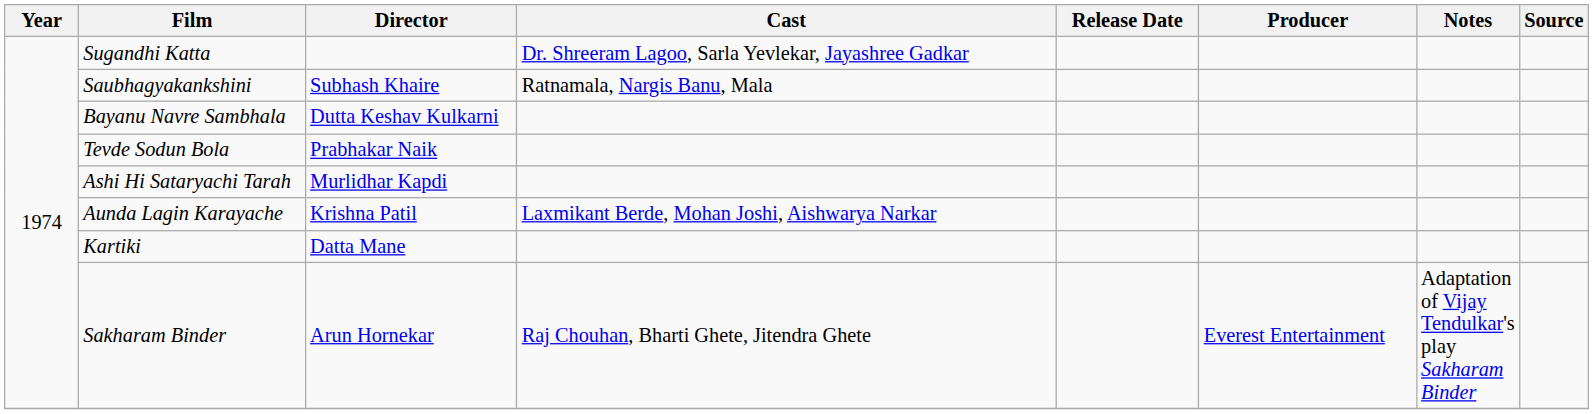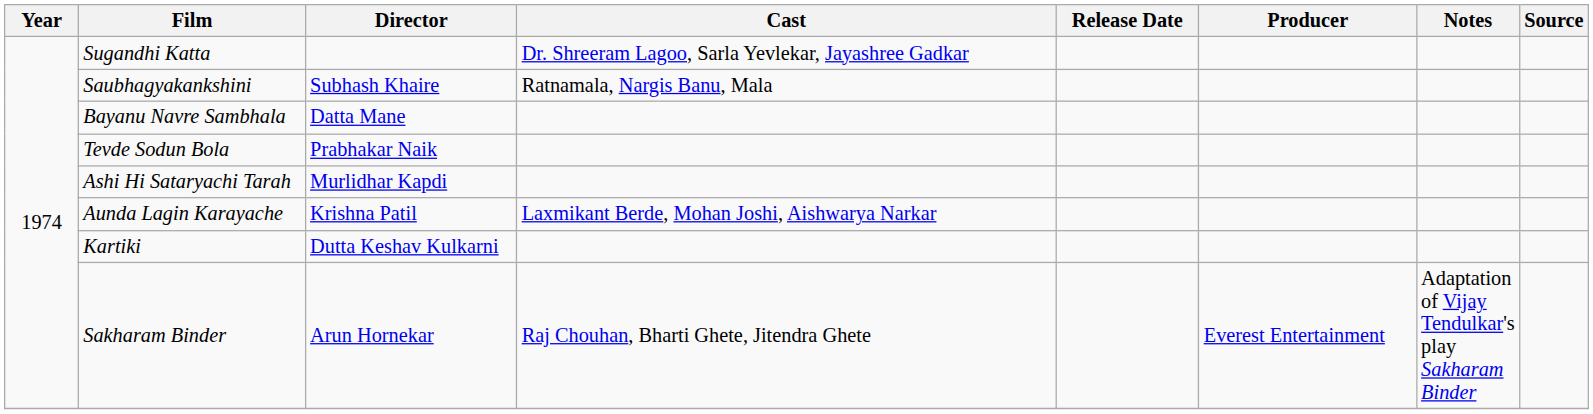(404, 117) Dutta Keshav Kulkarni -> (358, 117) Datta Mane
(358, 246) Datta Mane -> (404, 246) Dutta Keshav Kulkarni
